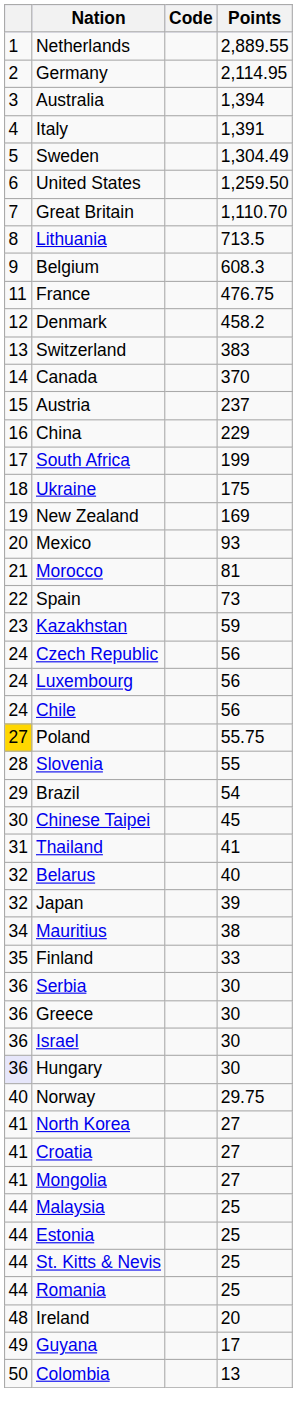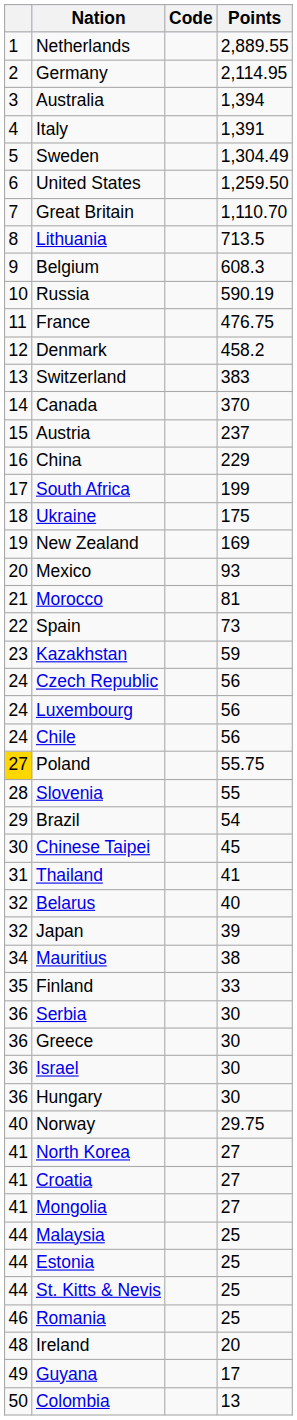+ row: (63, 294)
(18, 1069) lavender background -> (18, 1097) no background
(18, 1290) 44 -> (18, 1318) 46
